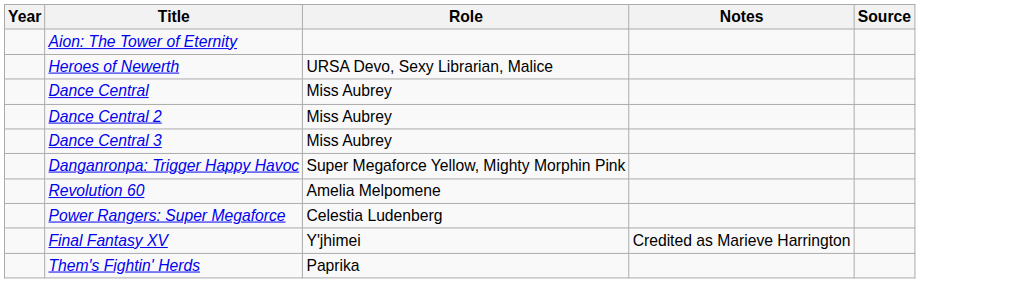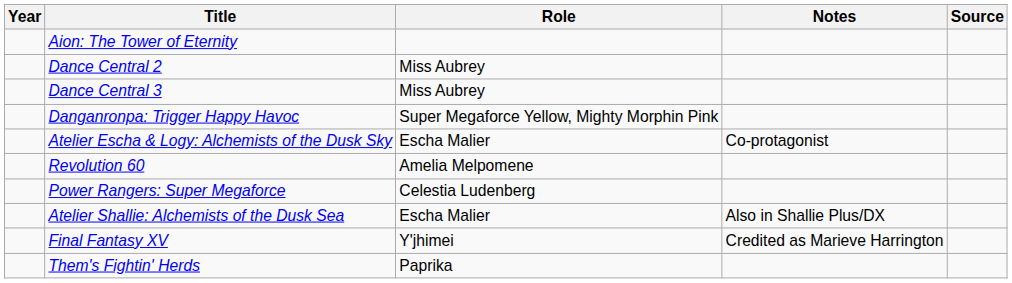- row: (114, 66)
- row: (99, 91)
+ row: (220, 141)
+ row: (196, 215)
